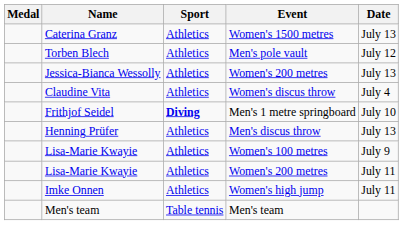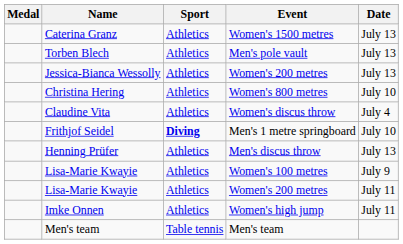(379, 53) July 12 -> (379, 53) July 13
+ row: (85, 92)
